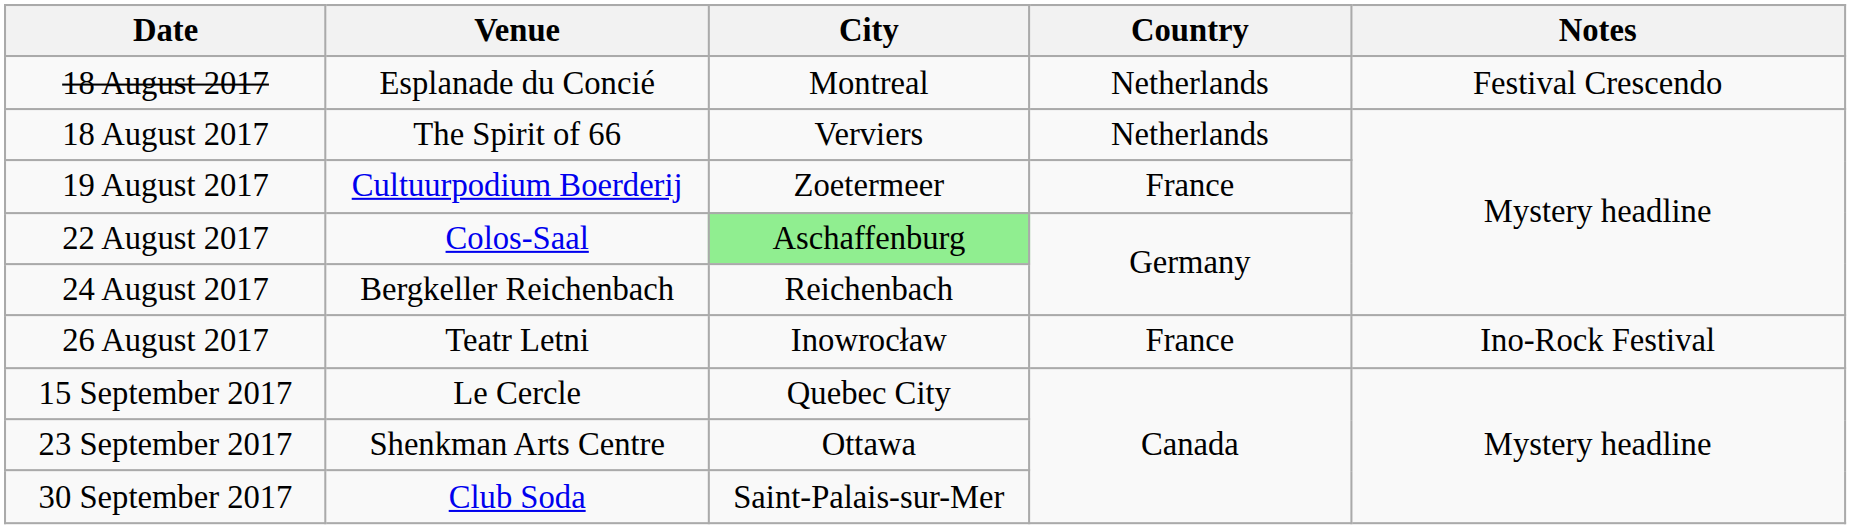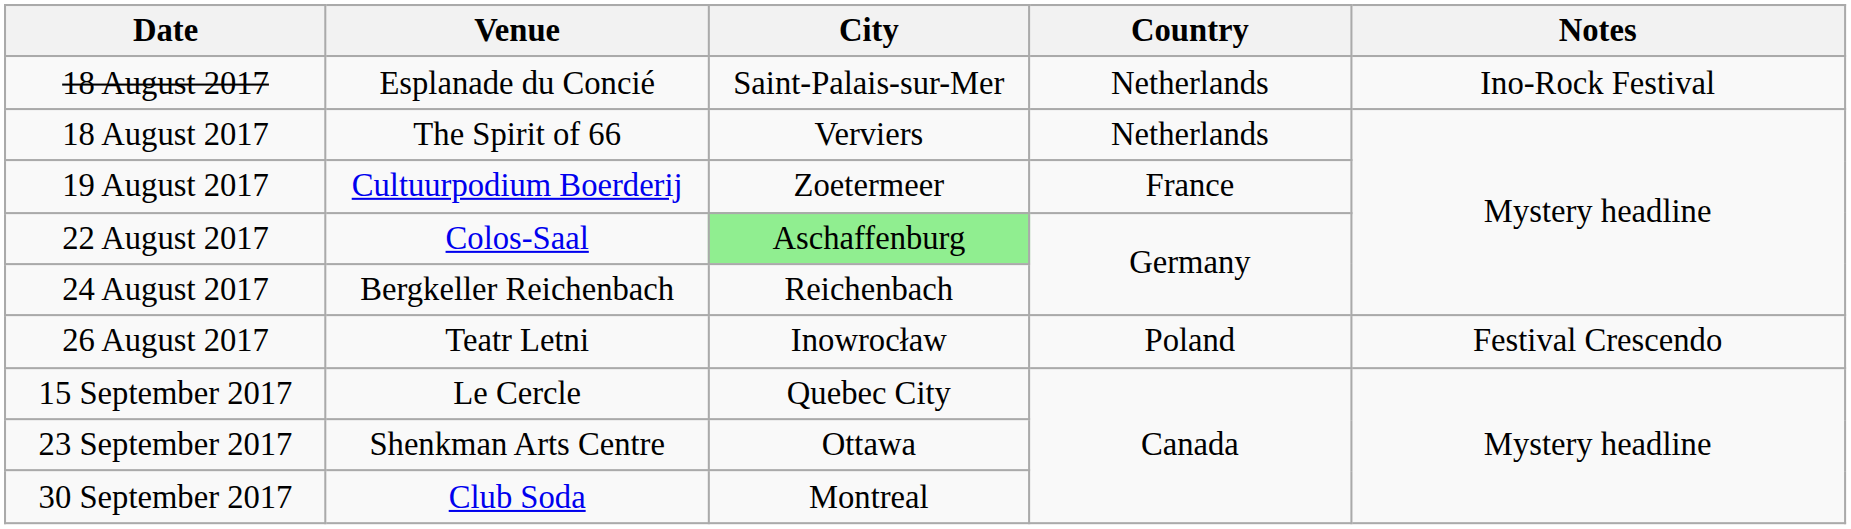(869, 82) Montreal -> (869, 82) Saint-Palais-sur-Mer
(1598, 82) Festival Crescendo -> (1598, 82) Ino-Rock Festival
(1190, 340) France -> (1190, 340) Poland
(1598, 340) Ino-Rock Festival -> (1598, 340) Festival Crescendo
(869, 496) Saint-Palais-sur-Mer -> (869, 496) Montreal
